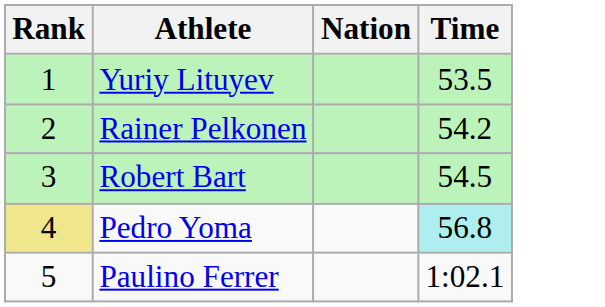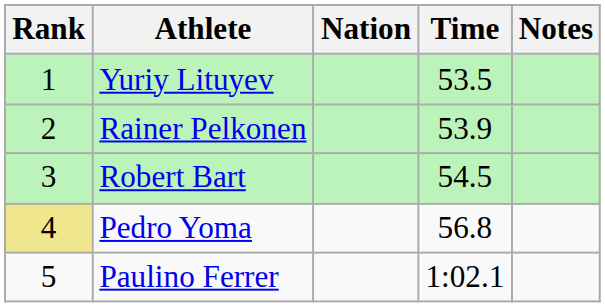+ column: (556, 29)
(465, 128) 54.2 -> (465, 128) 53.9
(465, 227) paleturquoise background -> (465, 227) no background
